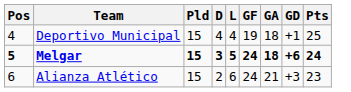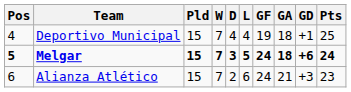+ column: (219, 15)
